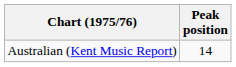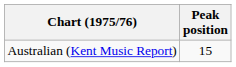(205, 51) 14 -> (205, 51) 15
